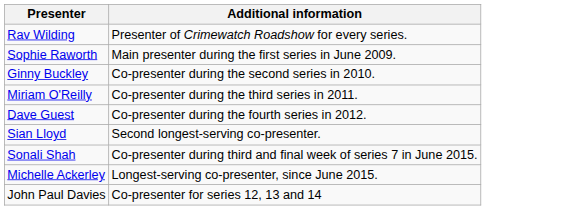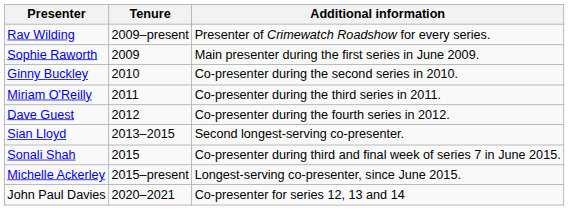+ column: (150, 14)
